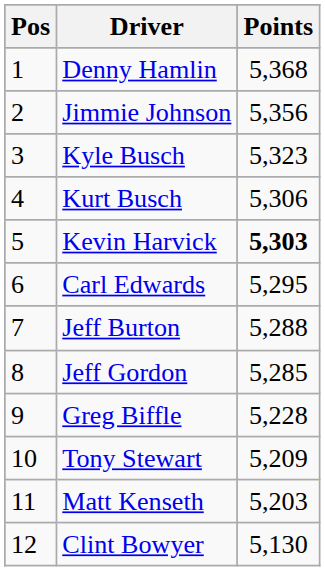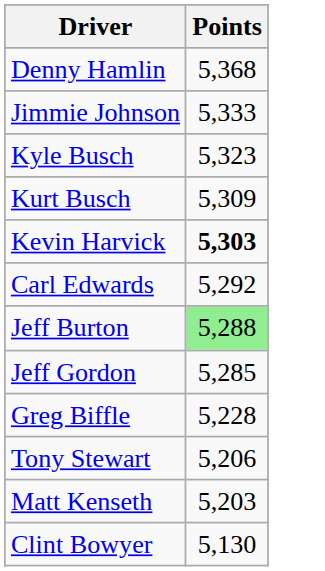- column: (31, 26)
(278, 112) 5,356 -> (227, 112) 5,333
(278, 198) 5,306 -> (227, 198) 5,309
(278, 284) 5,295 -> (227, 284) 5,292
(278, 327) no background -> (227, 327) lightgreen background
(278, 457) 5,209 -> (227, 457) 5,206
